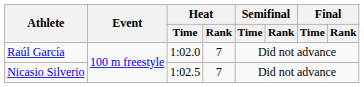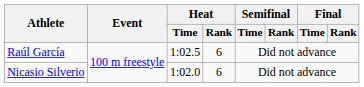(185, 53) 1:02.0 -> (185, 53) 1:02.5
(219, 53) 7 -> (219, 53) 6
(185, 72) 1:02.5 -> (185, 72) 1:02.0
(219, 72) 7 -> (219, 72) 6
